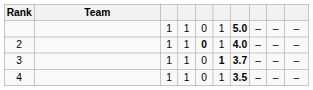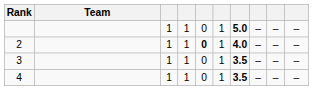(222, 61) bold -> (222, 61) normal
(240, 61) 3.7 -> (240, 61) 3.5
